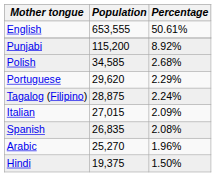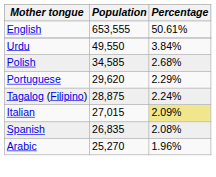- row: (24, 46)
+ row: (18, 46)
(166, 113) no background -> (166, 113) khaki background
- row: (19, 163)
